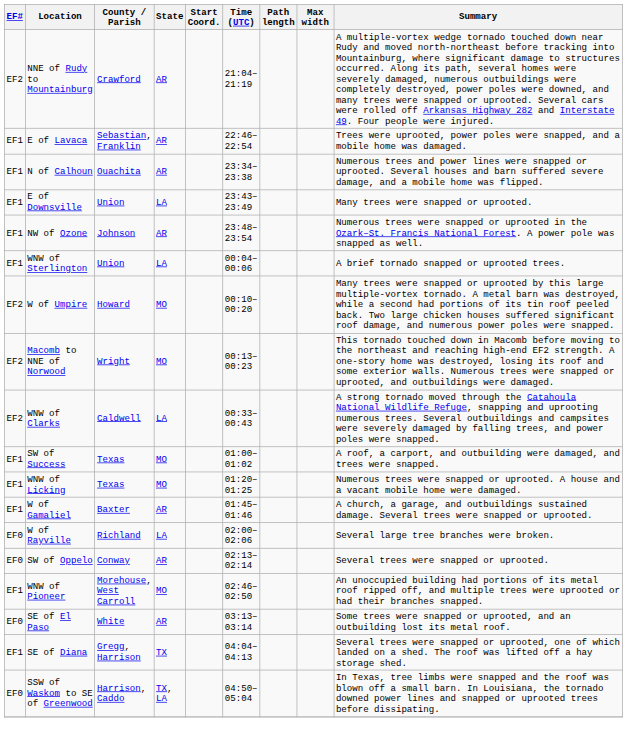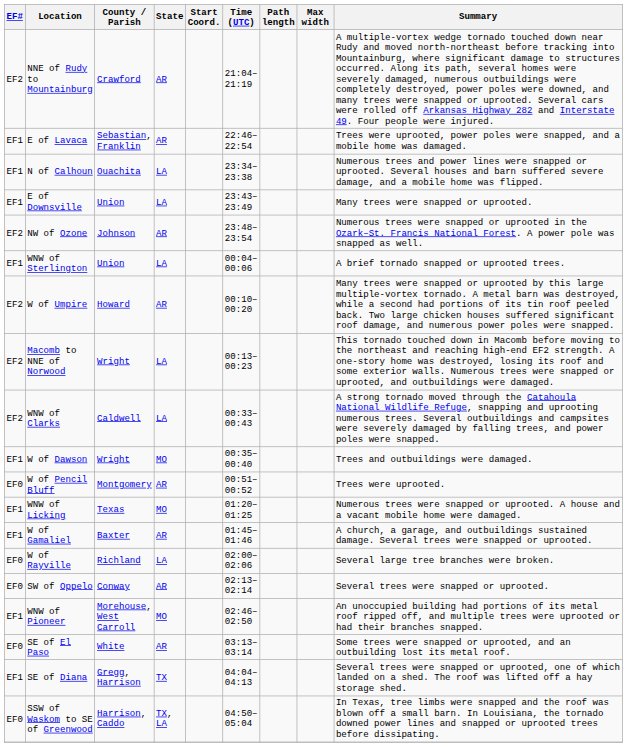(162, 172) AR -> (162, 172) LA
(15, 233) EF1 -> (15, 233) EF2
(162, 305) MO -> (162, 305) AR
(162, 361) MO -> (162, 361) LA
+ row: (57, 459)
+ row: (57, 485)
- row: (46, 459)
